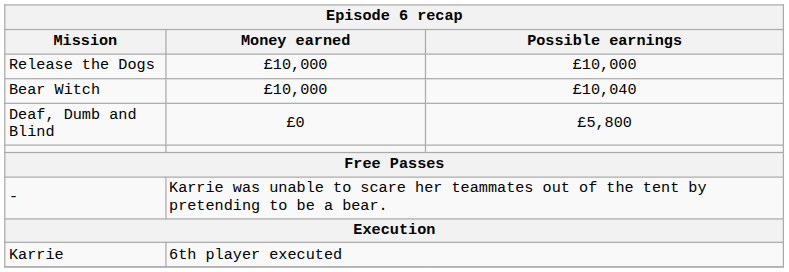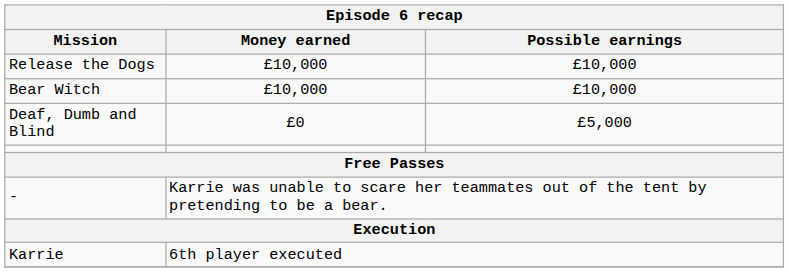(605, 91) £10,040 -> (605, 91) £10,000
(605, 124) £5,800 -> (605, 124) £5,000
